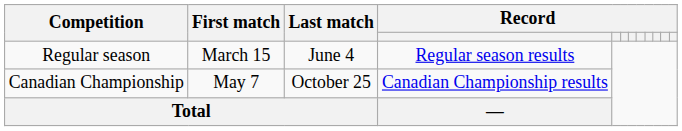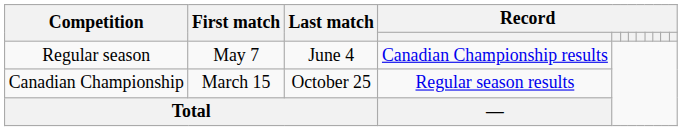(236, 54) March 15 -> (236, 54) May 7
(495, 54) Regular season results -> (495, 54) Canadian Championship results
(236, 83) May 7 -> (236, 83) March 15
(495, 83) Canadian Championship results -> (495, 83) Regular season results
